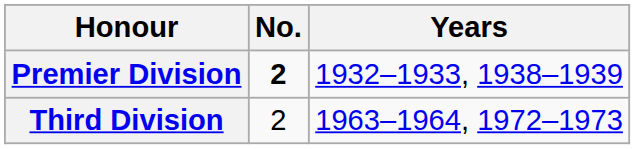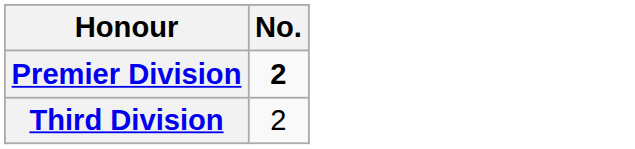- column: (469, 27)
